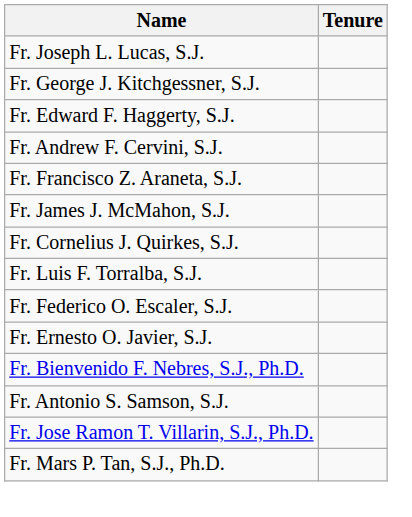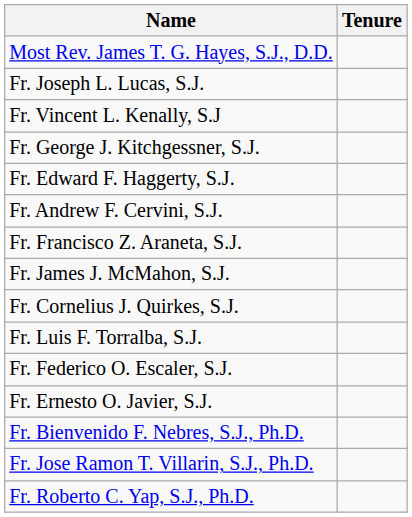+ row: (171, 52)
+ row: (115, 115)
- row: (119, 400)
+ row: (131, 496)
- row: (117, 464)
